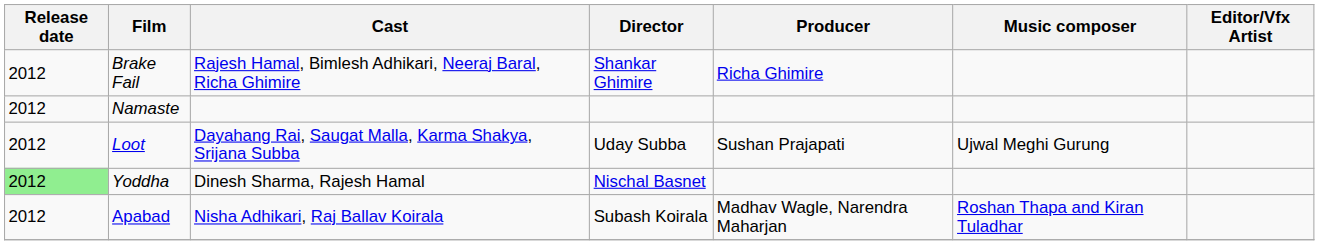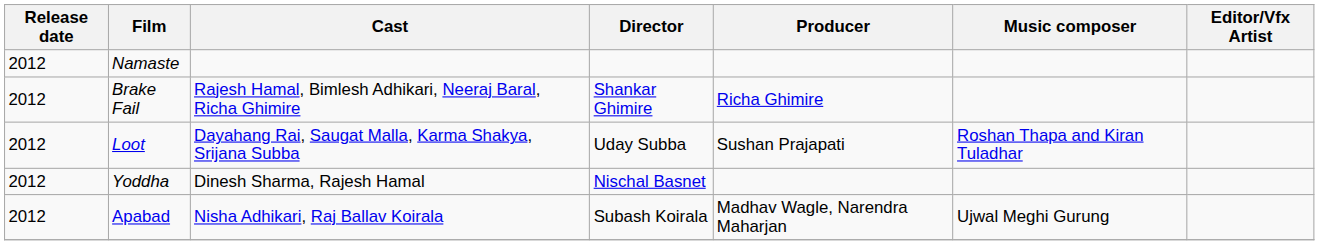rows swapped: (146, 108) <-> (134, 72)
(1033, 145) Ujwal Meghi Gurung -> (1050, 145) Roshan Thapa and Kiran Tuladhar
(27, 181) lightgreen background -> (27, 181) no background
(1050, 217) Roshan Thapa and Kiran Tuladhar -> (1033, 217) Ujwal Meghi Gurung
